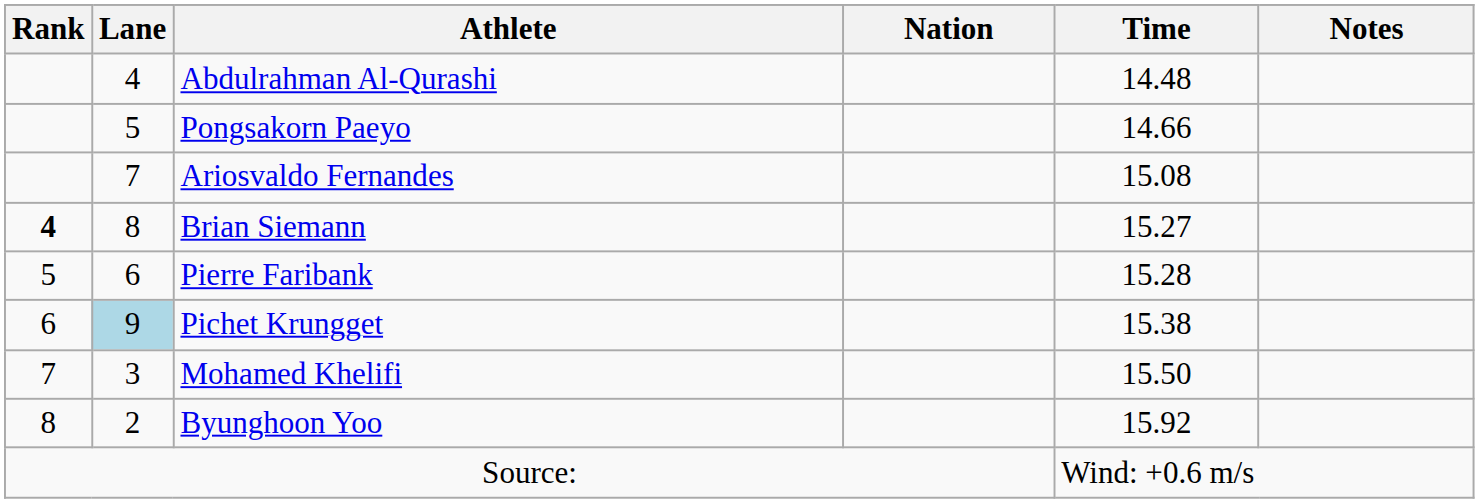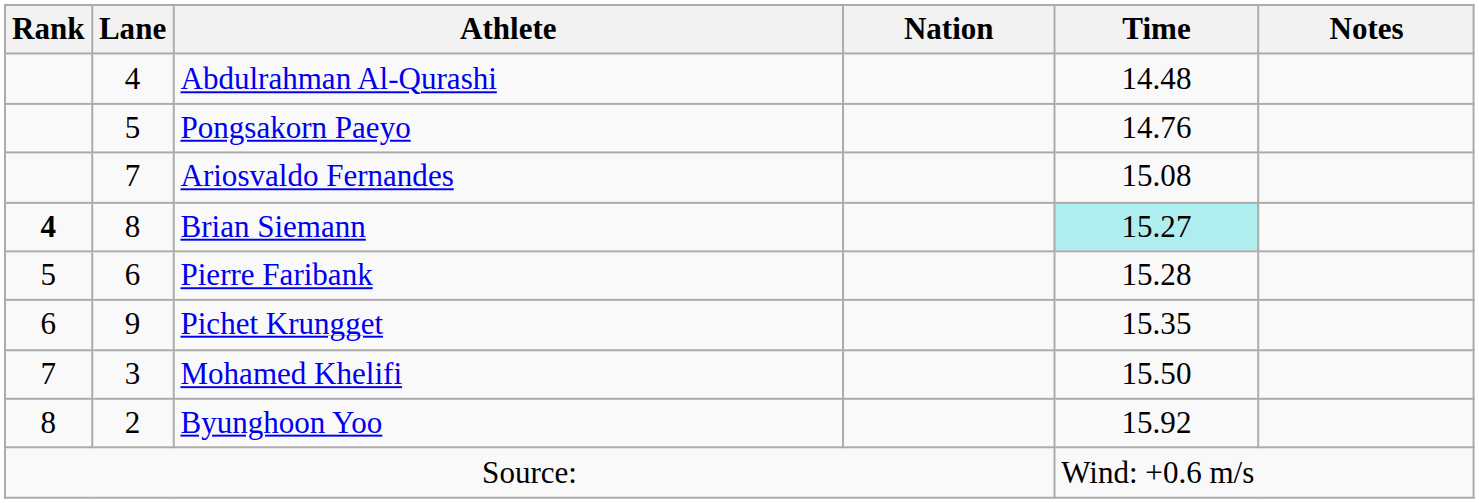(1156, 127) 14.66 -> (1156, 127) 14.76
(1156, 226) no background -> (1156, 226) paleturquoise background
(133, 324) lightblue background -> (133, 324) no background
(1156, 324) 15.38 -> (1156, 324) 15.35
